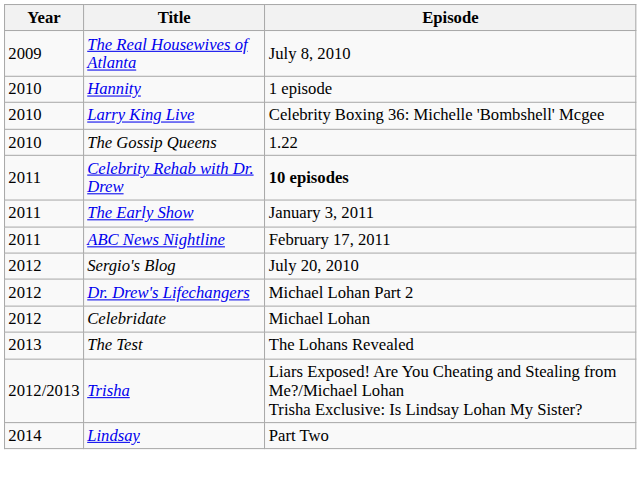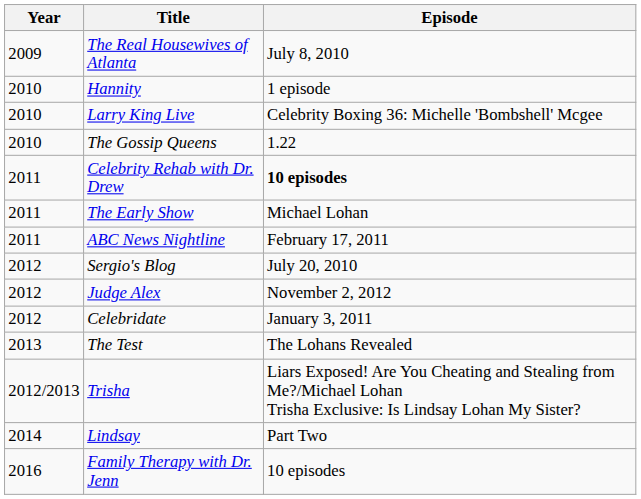(321, 213) January 3, 2011 -> (318, 213) Michael Lohan
- row: (168, 292)
+ row: (124, 292)
(319, 319) Michael Lohan -> (320, 319) January 3, 2011
+ row: (169, 471)
